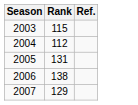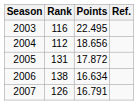+ column: (92, 12)
(59, 28) 115 -> (59, 28) 116
(59, 92) 129 -> (59, 92) 126
